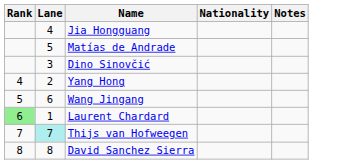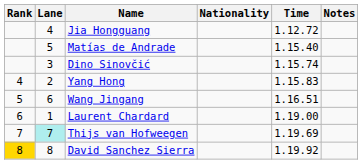+ column: (296, 13)
(20, 116) lightgreen background -> (20, 116) no background
(20, 150) no background -> (20, 150) gold background
